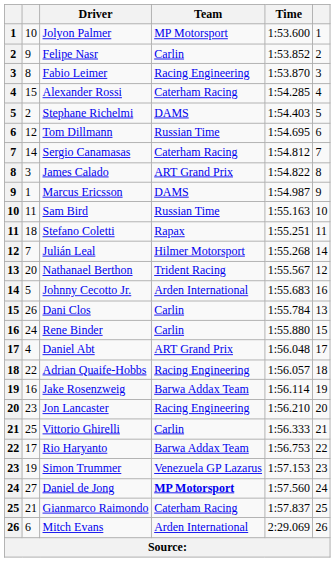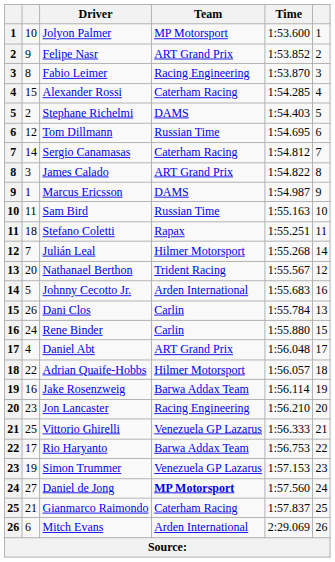(169, 53) Carlin -> (194, 53) ART Grand Prix
(202, 369) Racing Engineering -> (200, 369) Hilmer Motorsport
(169, 428) Carlin -> (208, 428) Venezuela GP Lazarus
